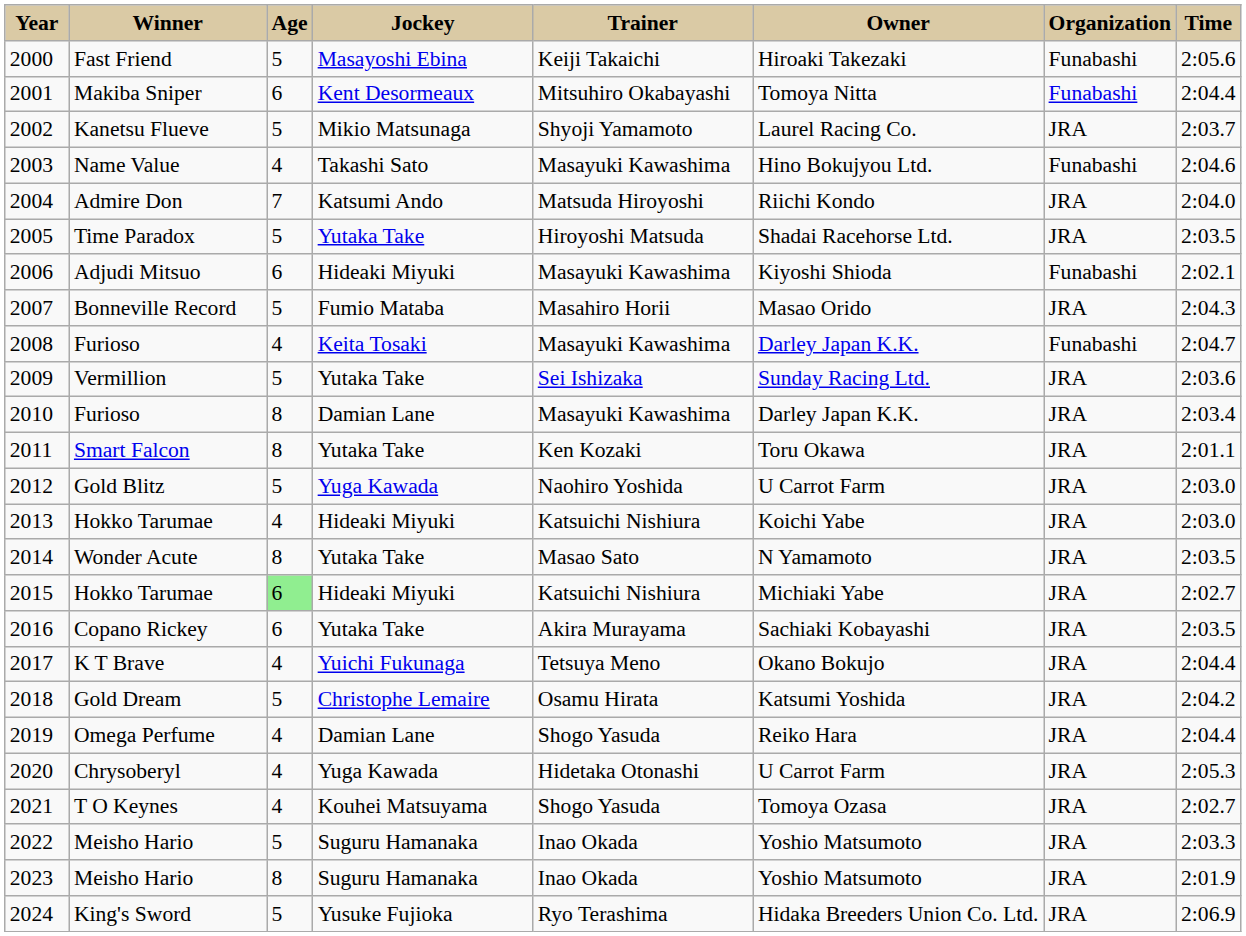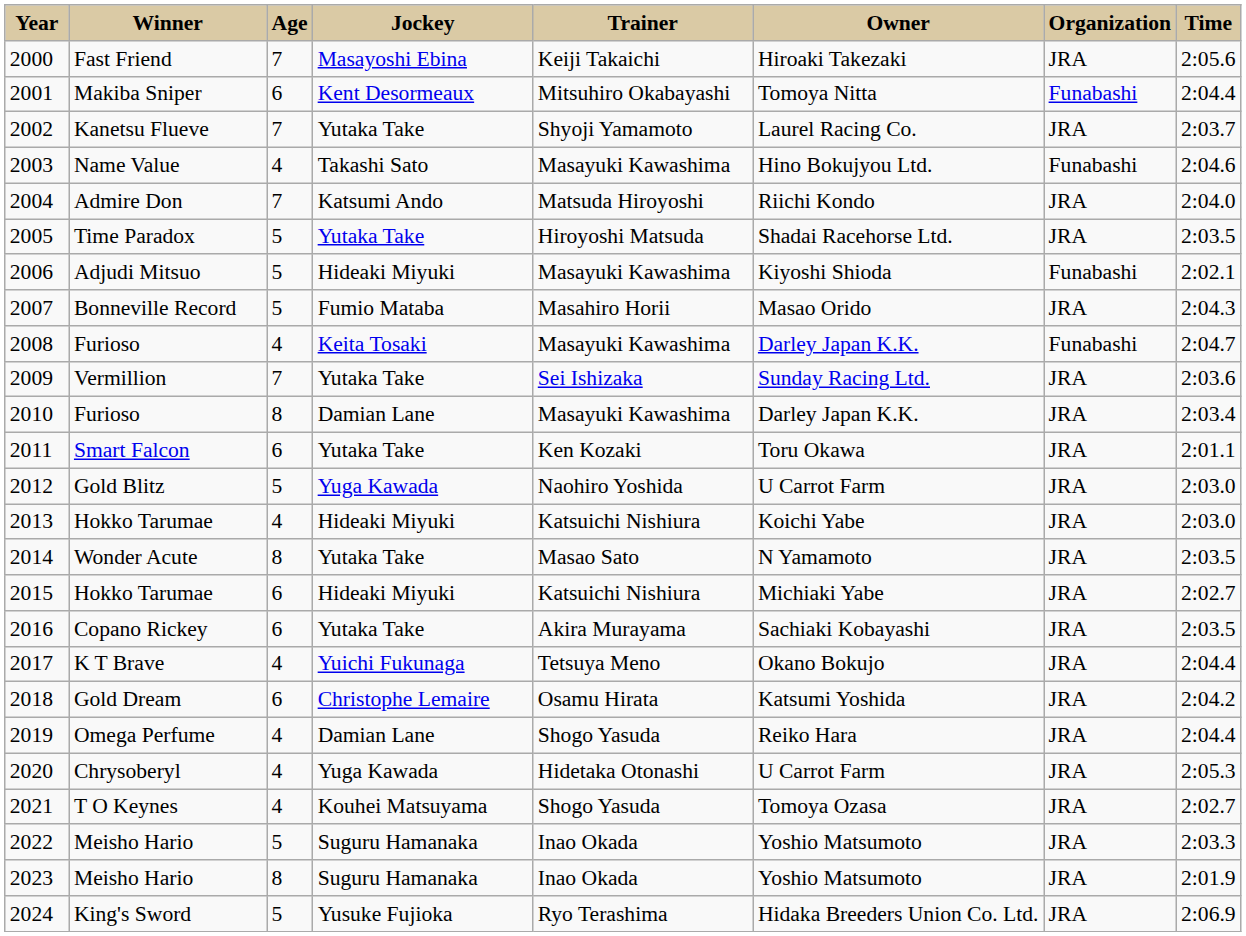(277, 58) 5 -> (277, 58) 7
(1093, 58) Funabashi -> (1068, 58) JRA
(277, 129) 5 -> (277, 129) 7
(394, 129) Mikio Matsunaga -> (371, 129) Yutaka Take
(277, 272) 6 -> (277, 272) 5
(277, 378) 5 -> (277, 378) 7
(277, 450) 8 -> (277, 450) 6
(277, 592) lightgreen background -> (277, 592) no background
(277, 699) 5 -> (277, 699) 6
